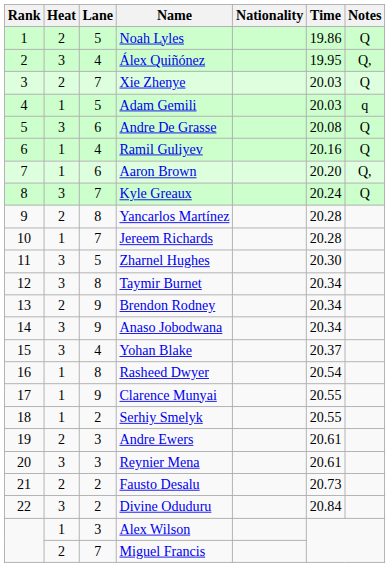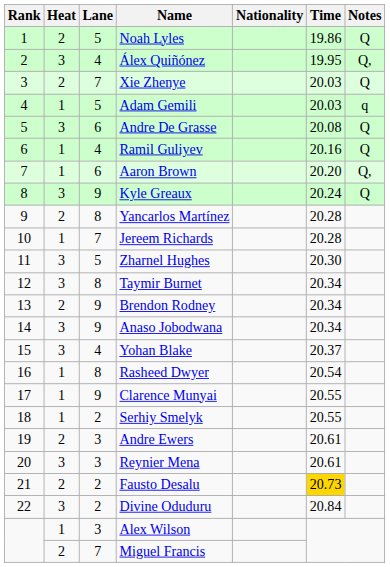(98, 194) 7 -> (98, 194) 9
(326, 484) no background -> (326, 484) gold background
